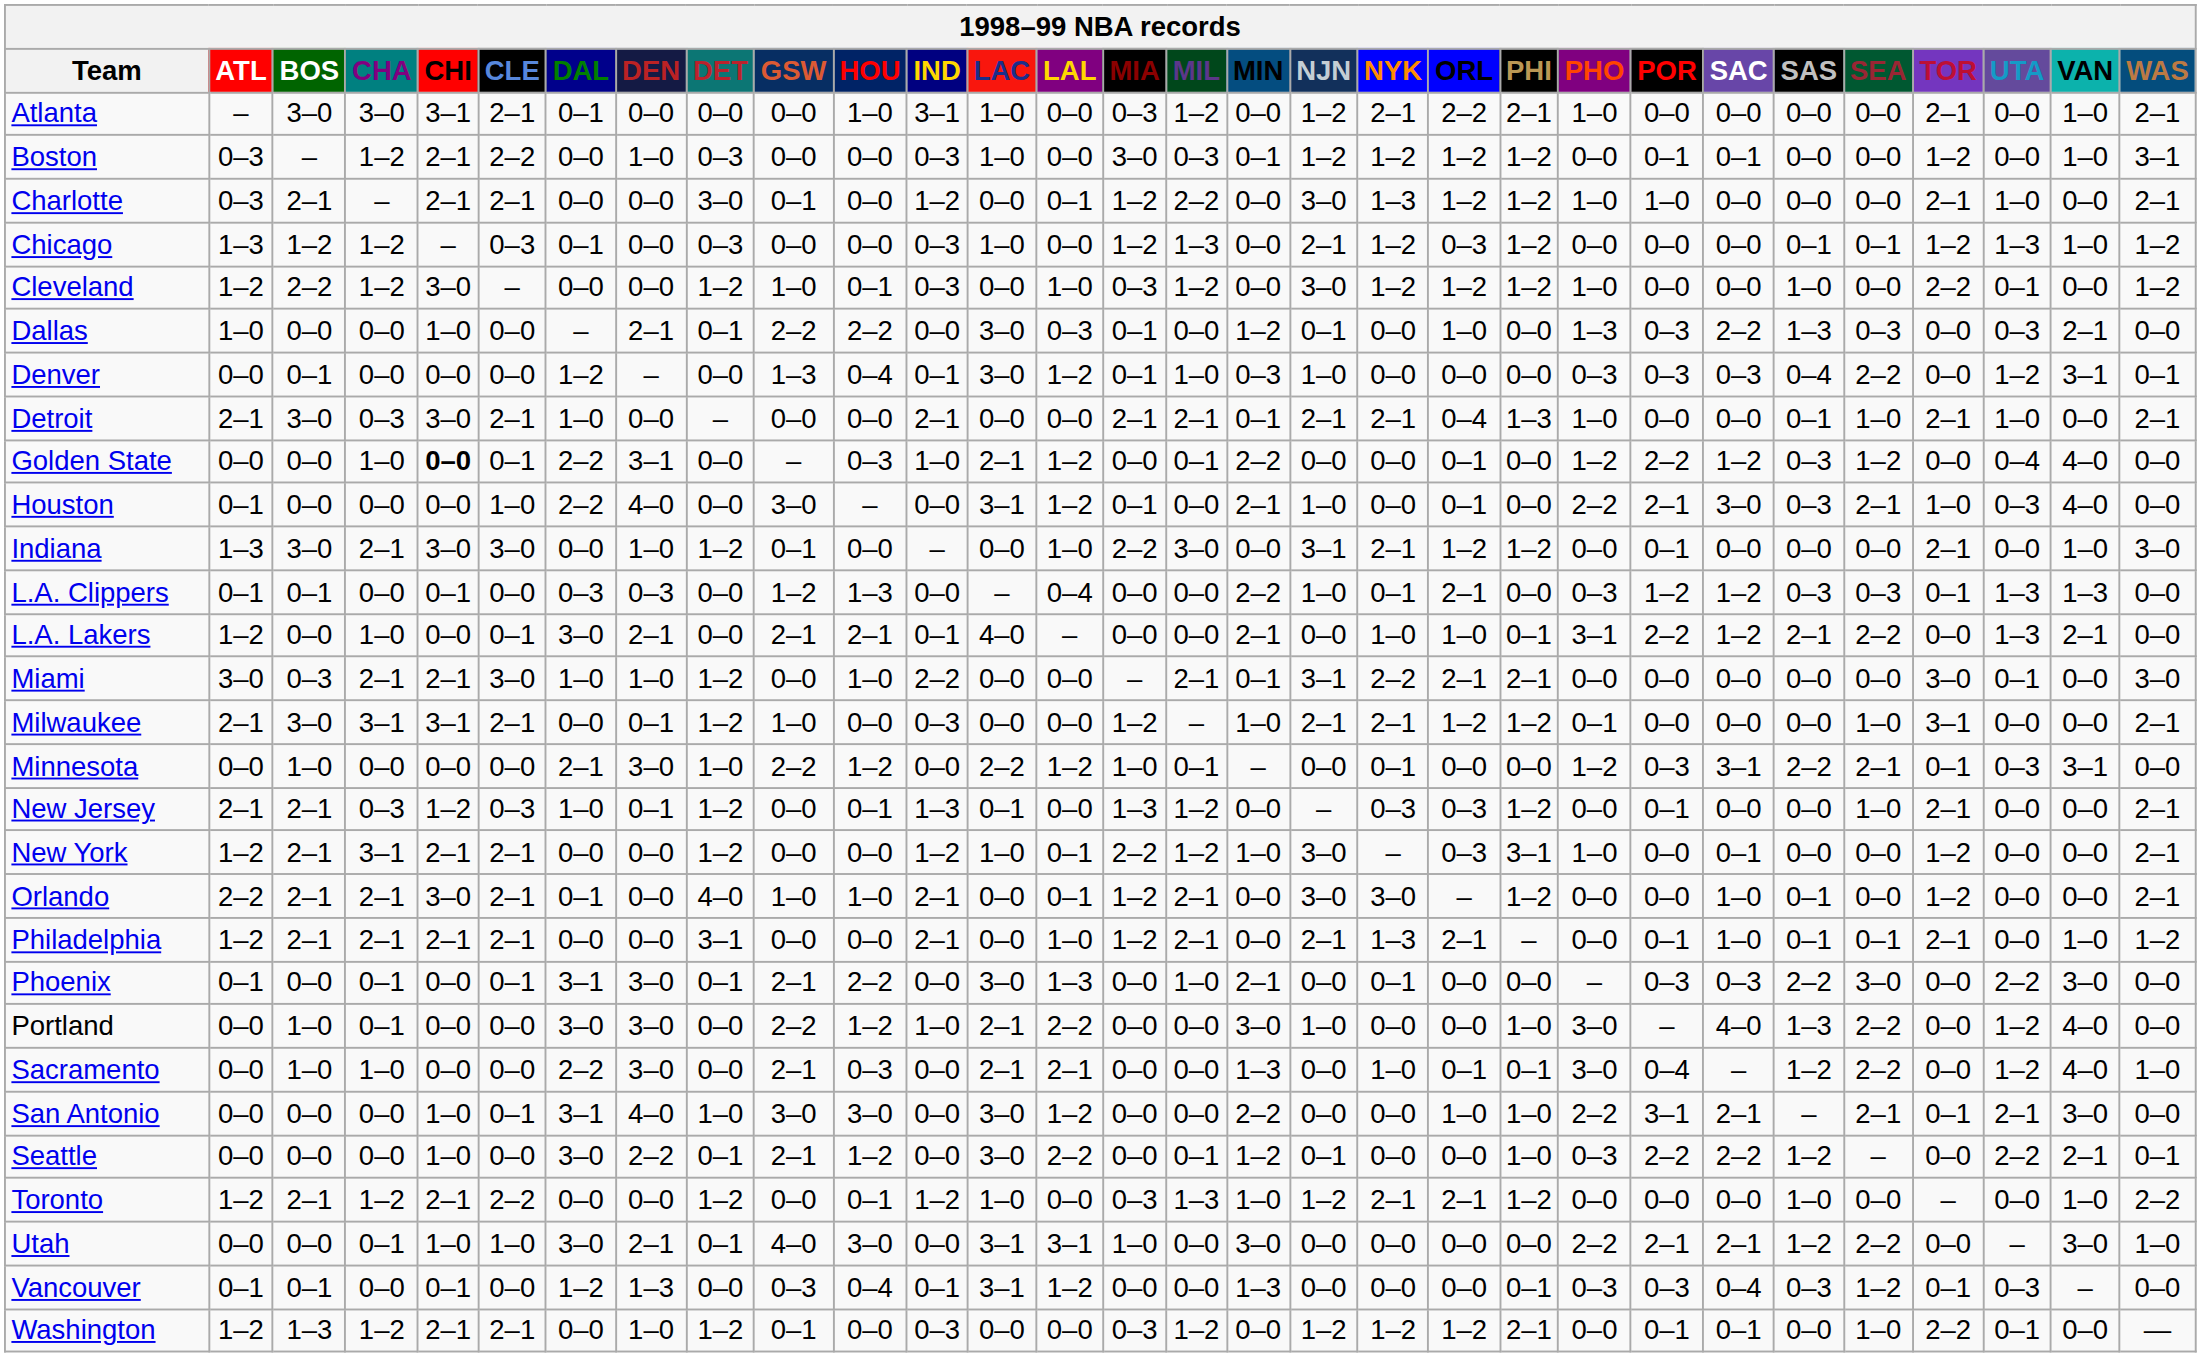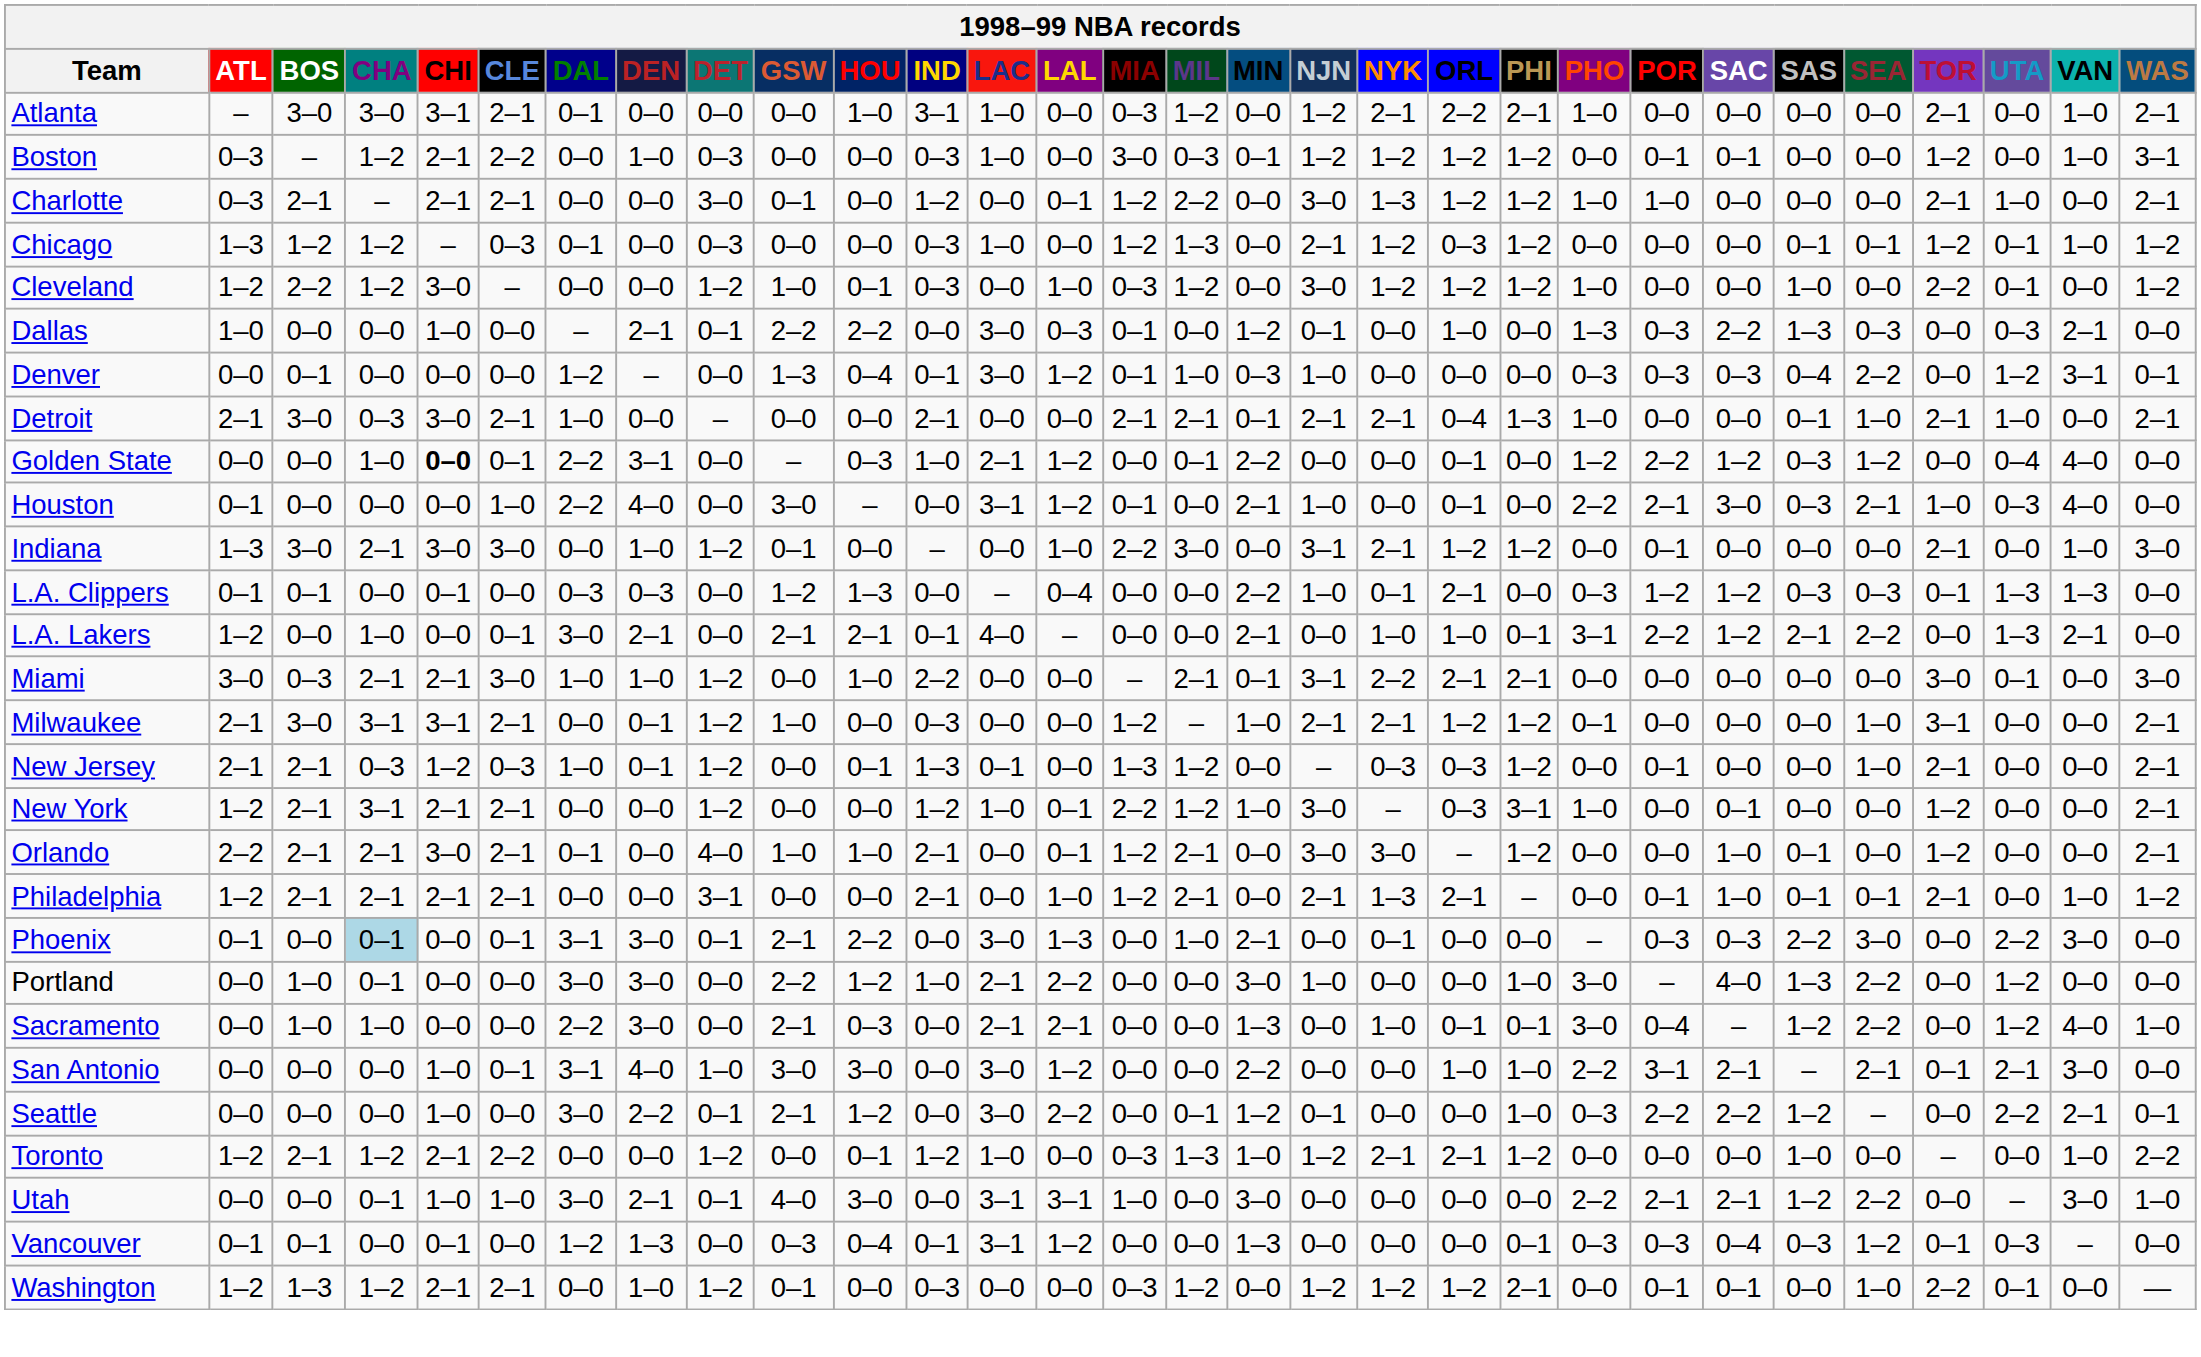(2017, 244) 1–3 -> (2017, 244) 0–1
- row: (75, 766)
(382, 983) no background -> (382, 940) lightblue background
(2085, 1026) 4–0 -> (2085, 983) 0–0
